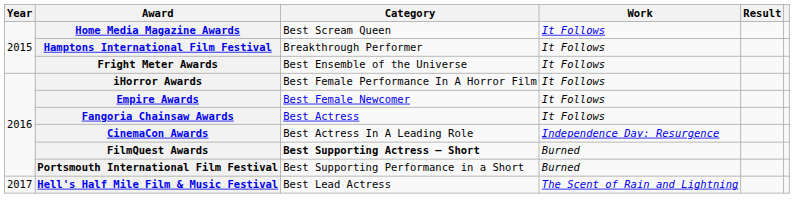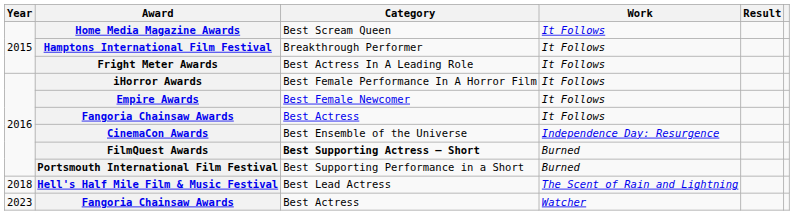(375, 64) Best Ensemble of the Universe -> (378, 64) Best Actress In A Leading Role
(378, 133) Best Actress In A Leading Role -> (375, 133) Best Ensemble of the Universe
(20, 185) 2017 -> (20, 185) 2018
+ row: (158, 202)
